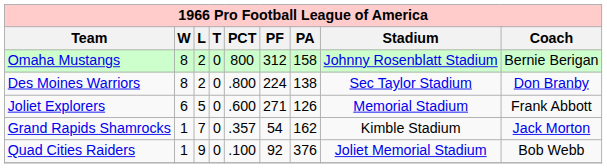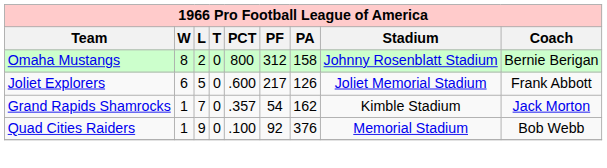- row: (74, 83)
(275, 106) 271 -> (275, 83) 217
(411, 106) Memorial Stadium -> (411, 83) Joliet Memorial Stadium
(411, 151) Joliet Memorial Stadium -> (411, 128) Memorial Stadium
